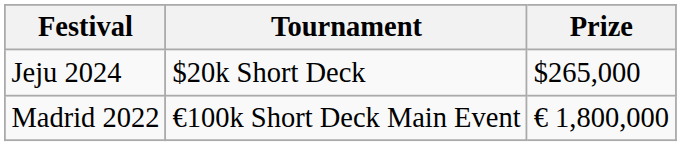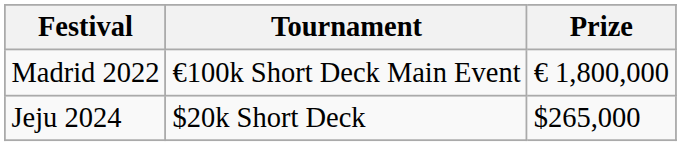rows swapped: (85, 117) <-> (66, 72)
